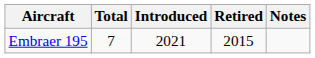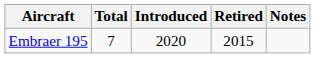(171, 40) 2021 -> (171, 40) 2020
